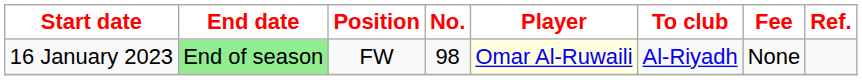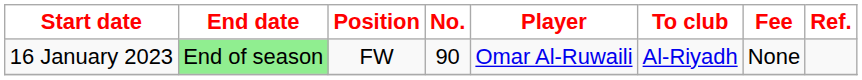(448, 56) 98 -> (448, 56) 90
(554, 56) lightyellow background -> (554, 56) no background
